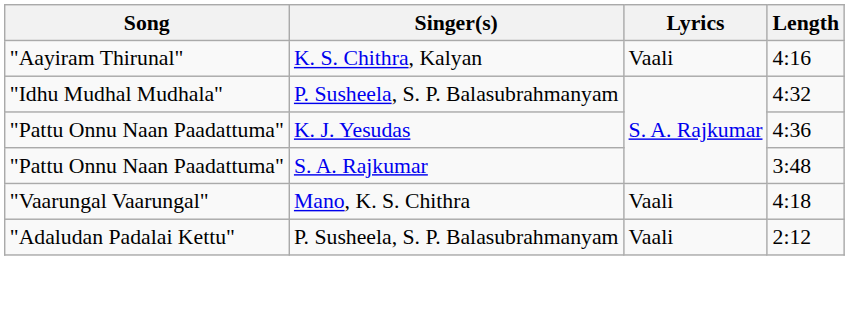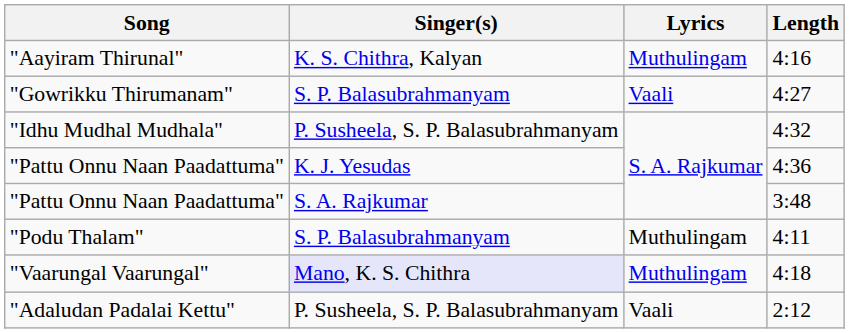(651, 58) Vaali -> (688, 58) Muthulingam
+ row: (792, 94)
+ row: (792, 237)
(382, 201) no background -> (382, 273) lavender background
(651, 201) Vaali -> (688, 273) Muthulingam
